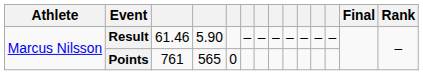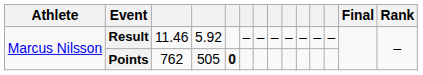(172, 38) 61.46 -> (172, 38) 11.46
(209, 38) 5.90 -> (208, 38) 5.92
(172, 59) 761 -> (172, 59) 762
(209, 59) 565 -> (208, 59) 505
(233, 59) normal -> (232, 59) bold
